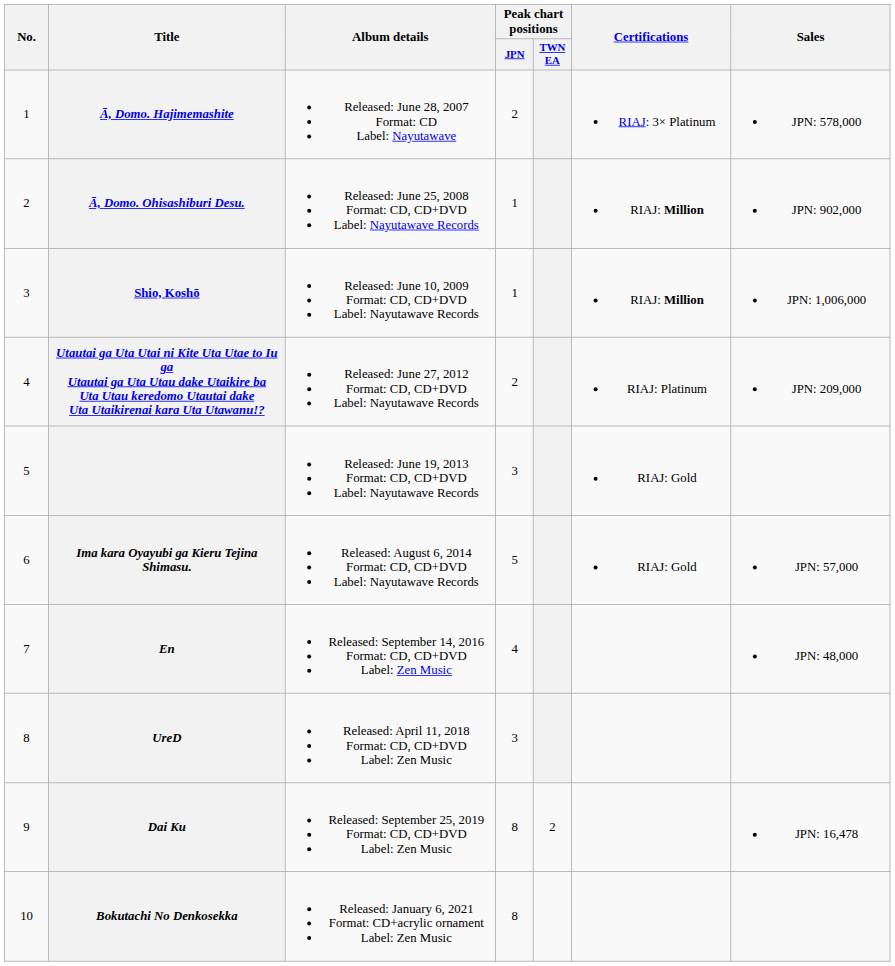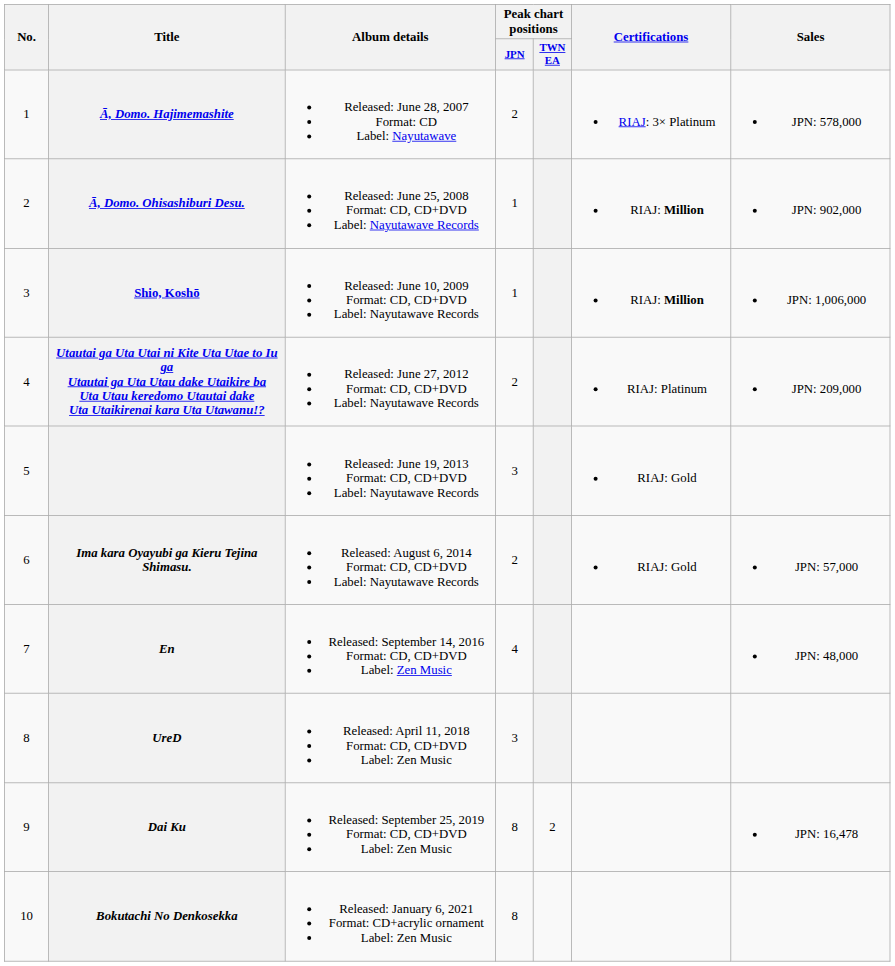(515, 560) 5 -> (515, 560) 2
